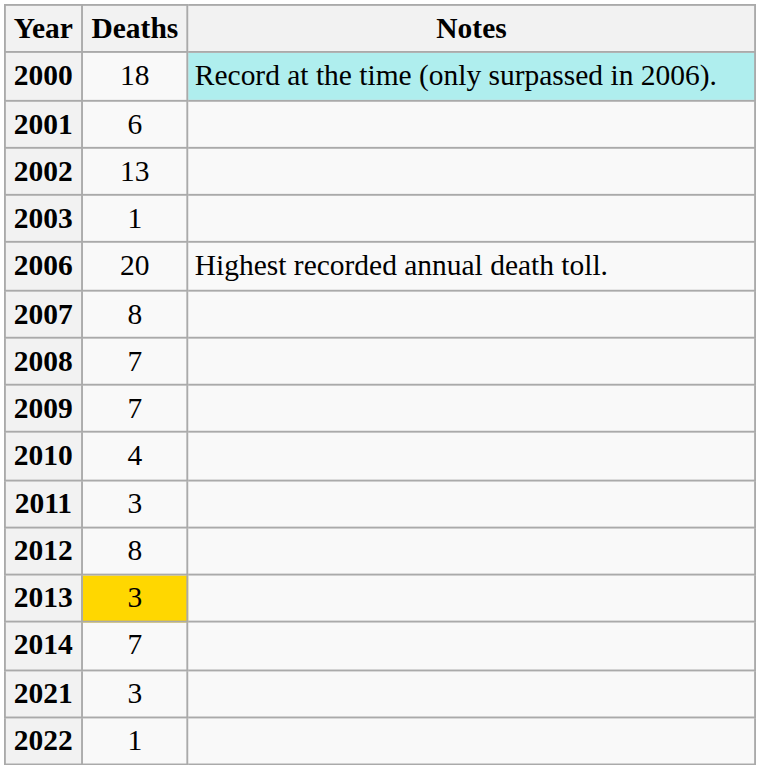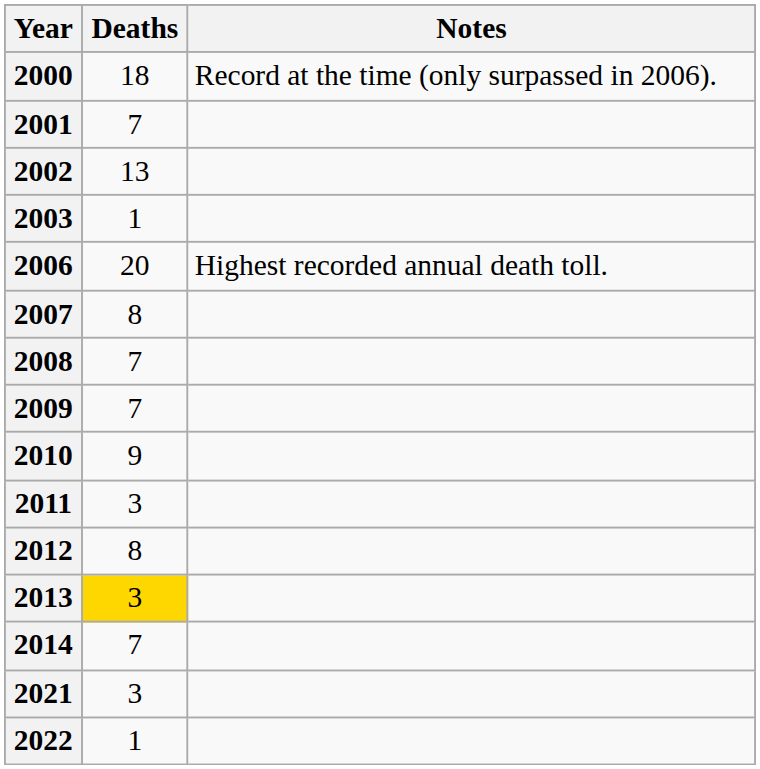(456, 75) paleturquoise background -> (456, 75) no background
(135, 122) 6 -> (135, 122) 7
(135, 455) 4 -> (135, 455) 9
